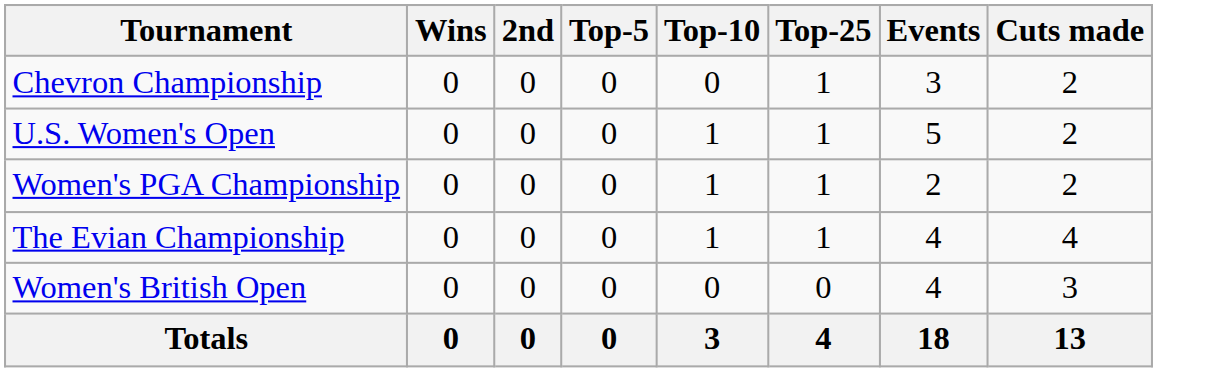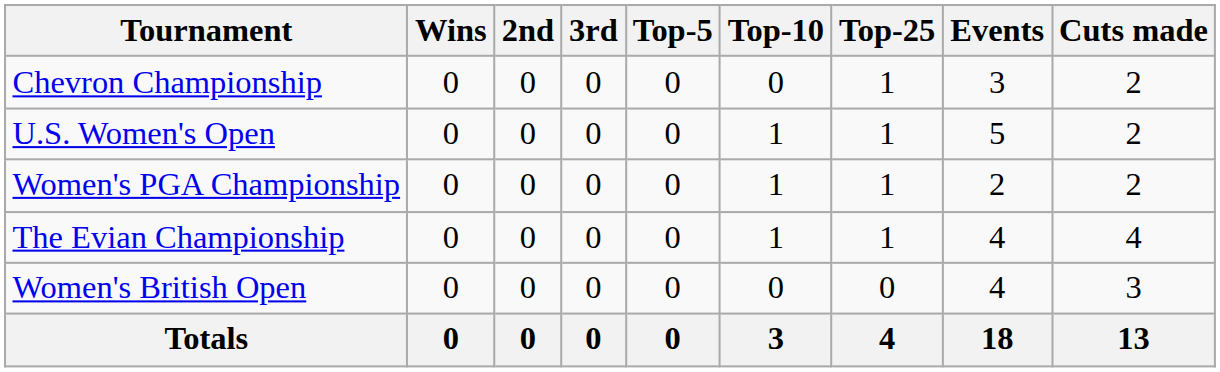+ column: (593, 30)
